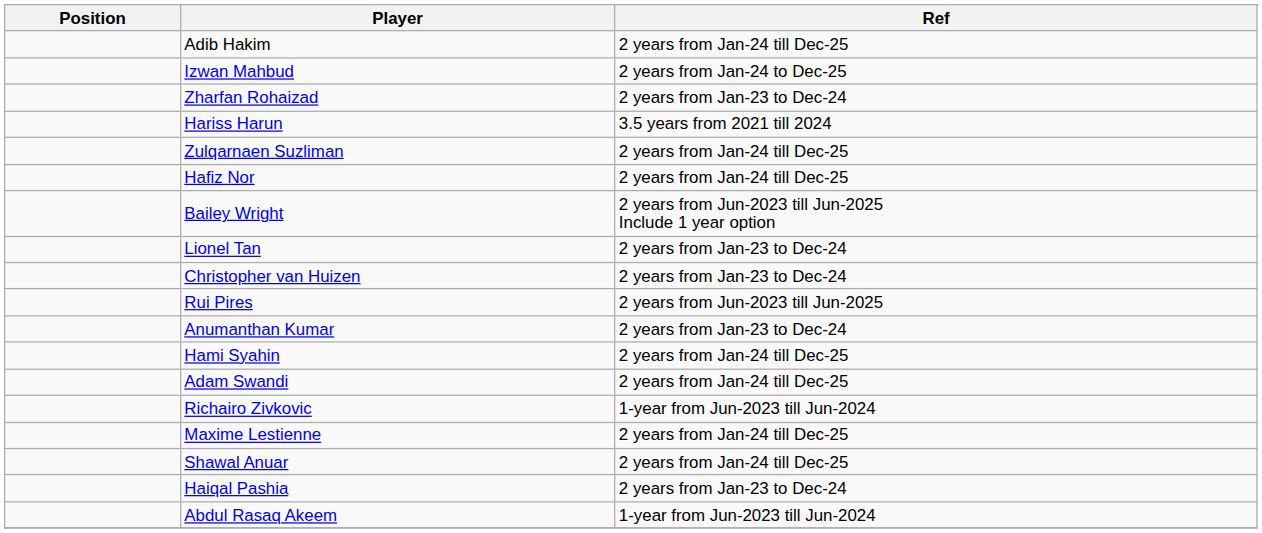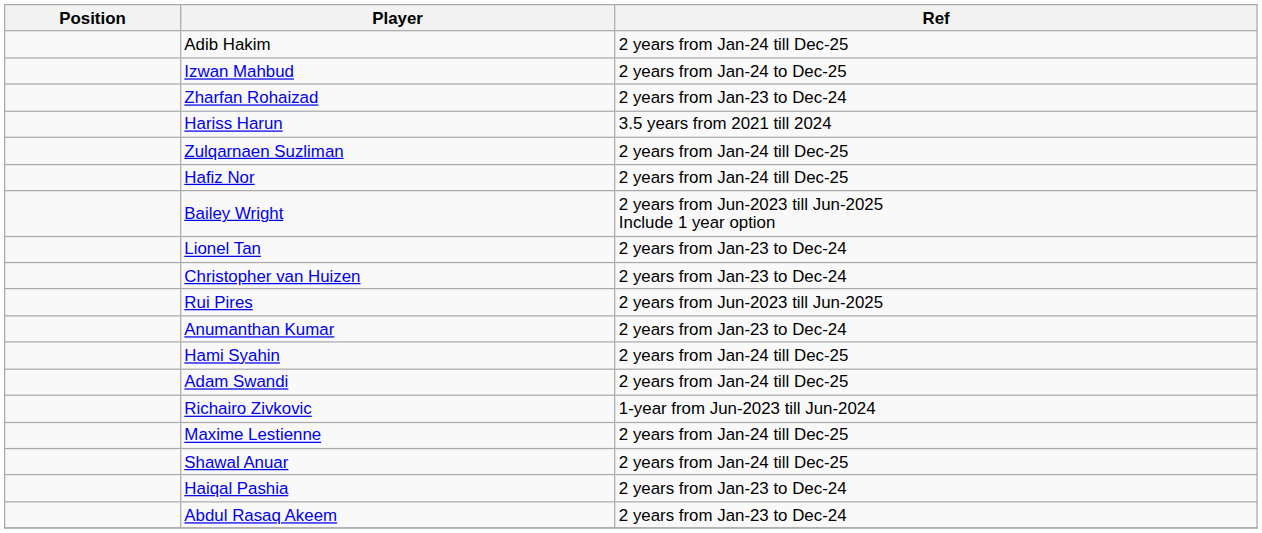(747, 515) 1-year from Jun-2023 till Jun-2024 -> (733, 515) 2 years from Jan-23 to Dec-24
